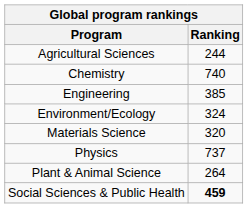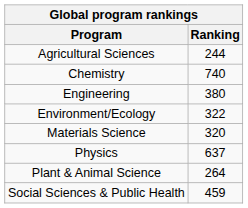(215, 94) 385 -> (215, 94) 380
(215, 113) 324 -> (215, 113) 322
(215, 153) 737 -> (215, 153) 637
(215, 193) bold -> (215, 193) normal
